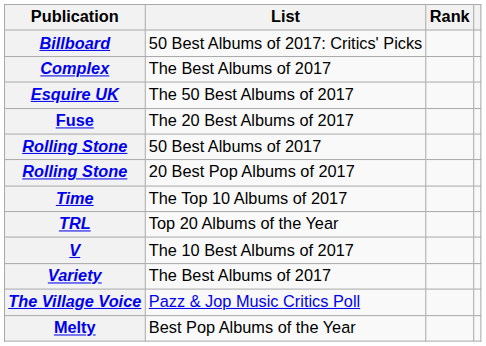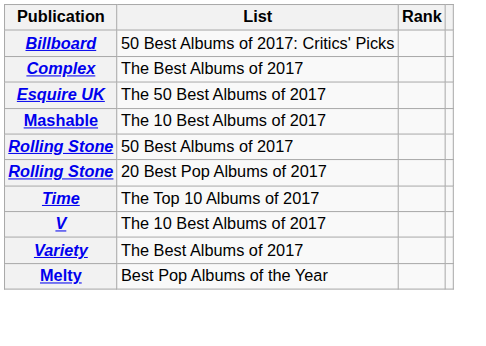- row: (75, 120)
+ row: (61, 120)
- row: (75, 224)
- row: (75, 302)
